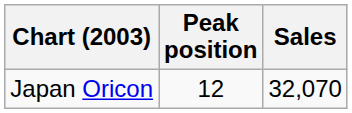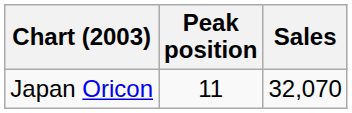(211, 88) 12 -> (211, 88) 11
